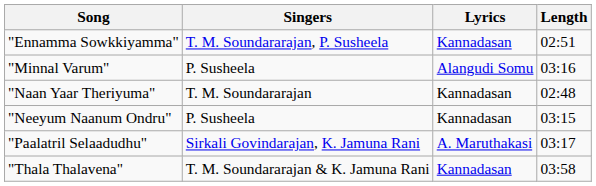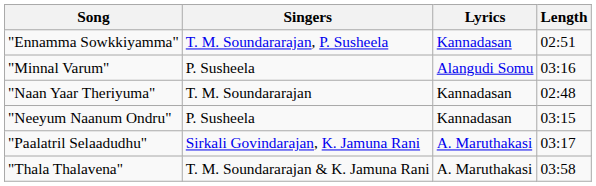(474, 169) Kannadasan -> (484, 169) A. Maruthakasi
